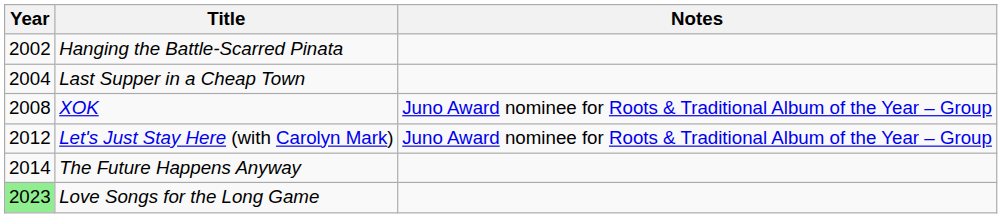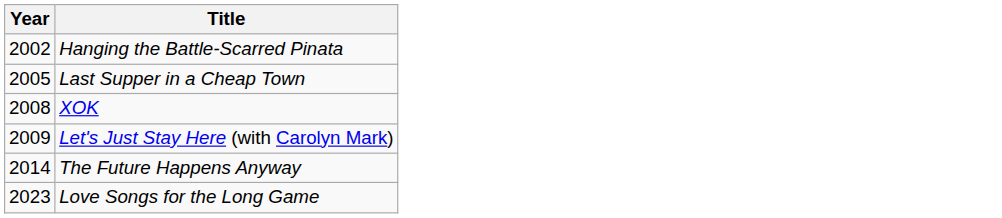- column: (697, 19)
(30, 78) 2004 -> (30, 78) 2005
(30, 138) 2012 -> (30, 138) 2009
(30, 197) lightgreen background -> (30, 197) no background
